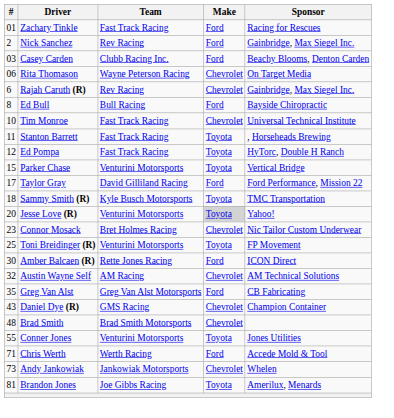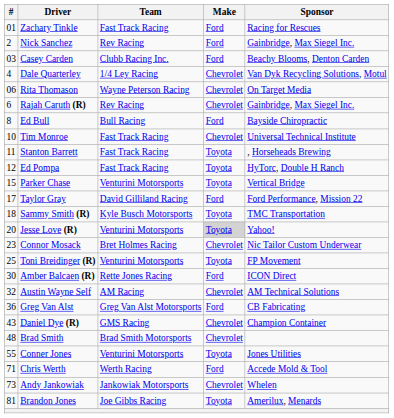+ row: (50, 74)
(11, 292) 35 -> (11, 307) 36
